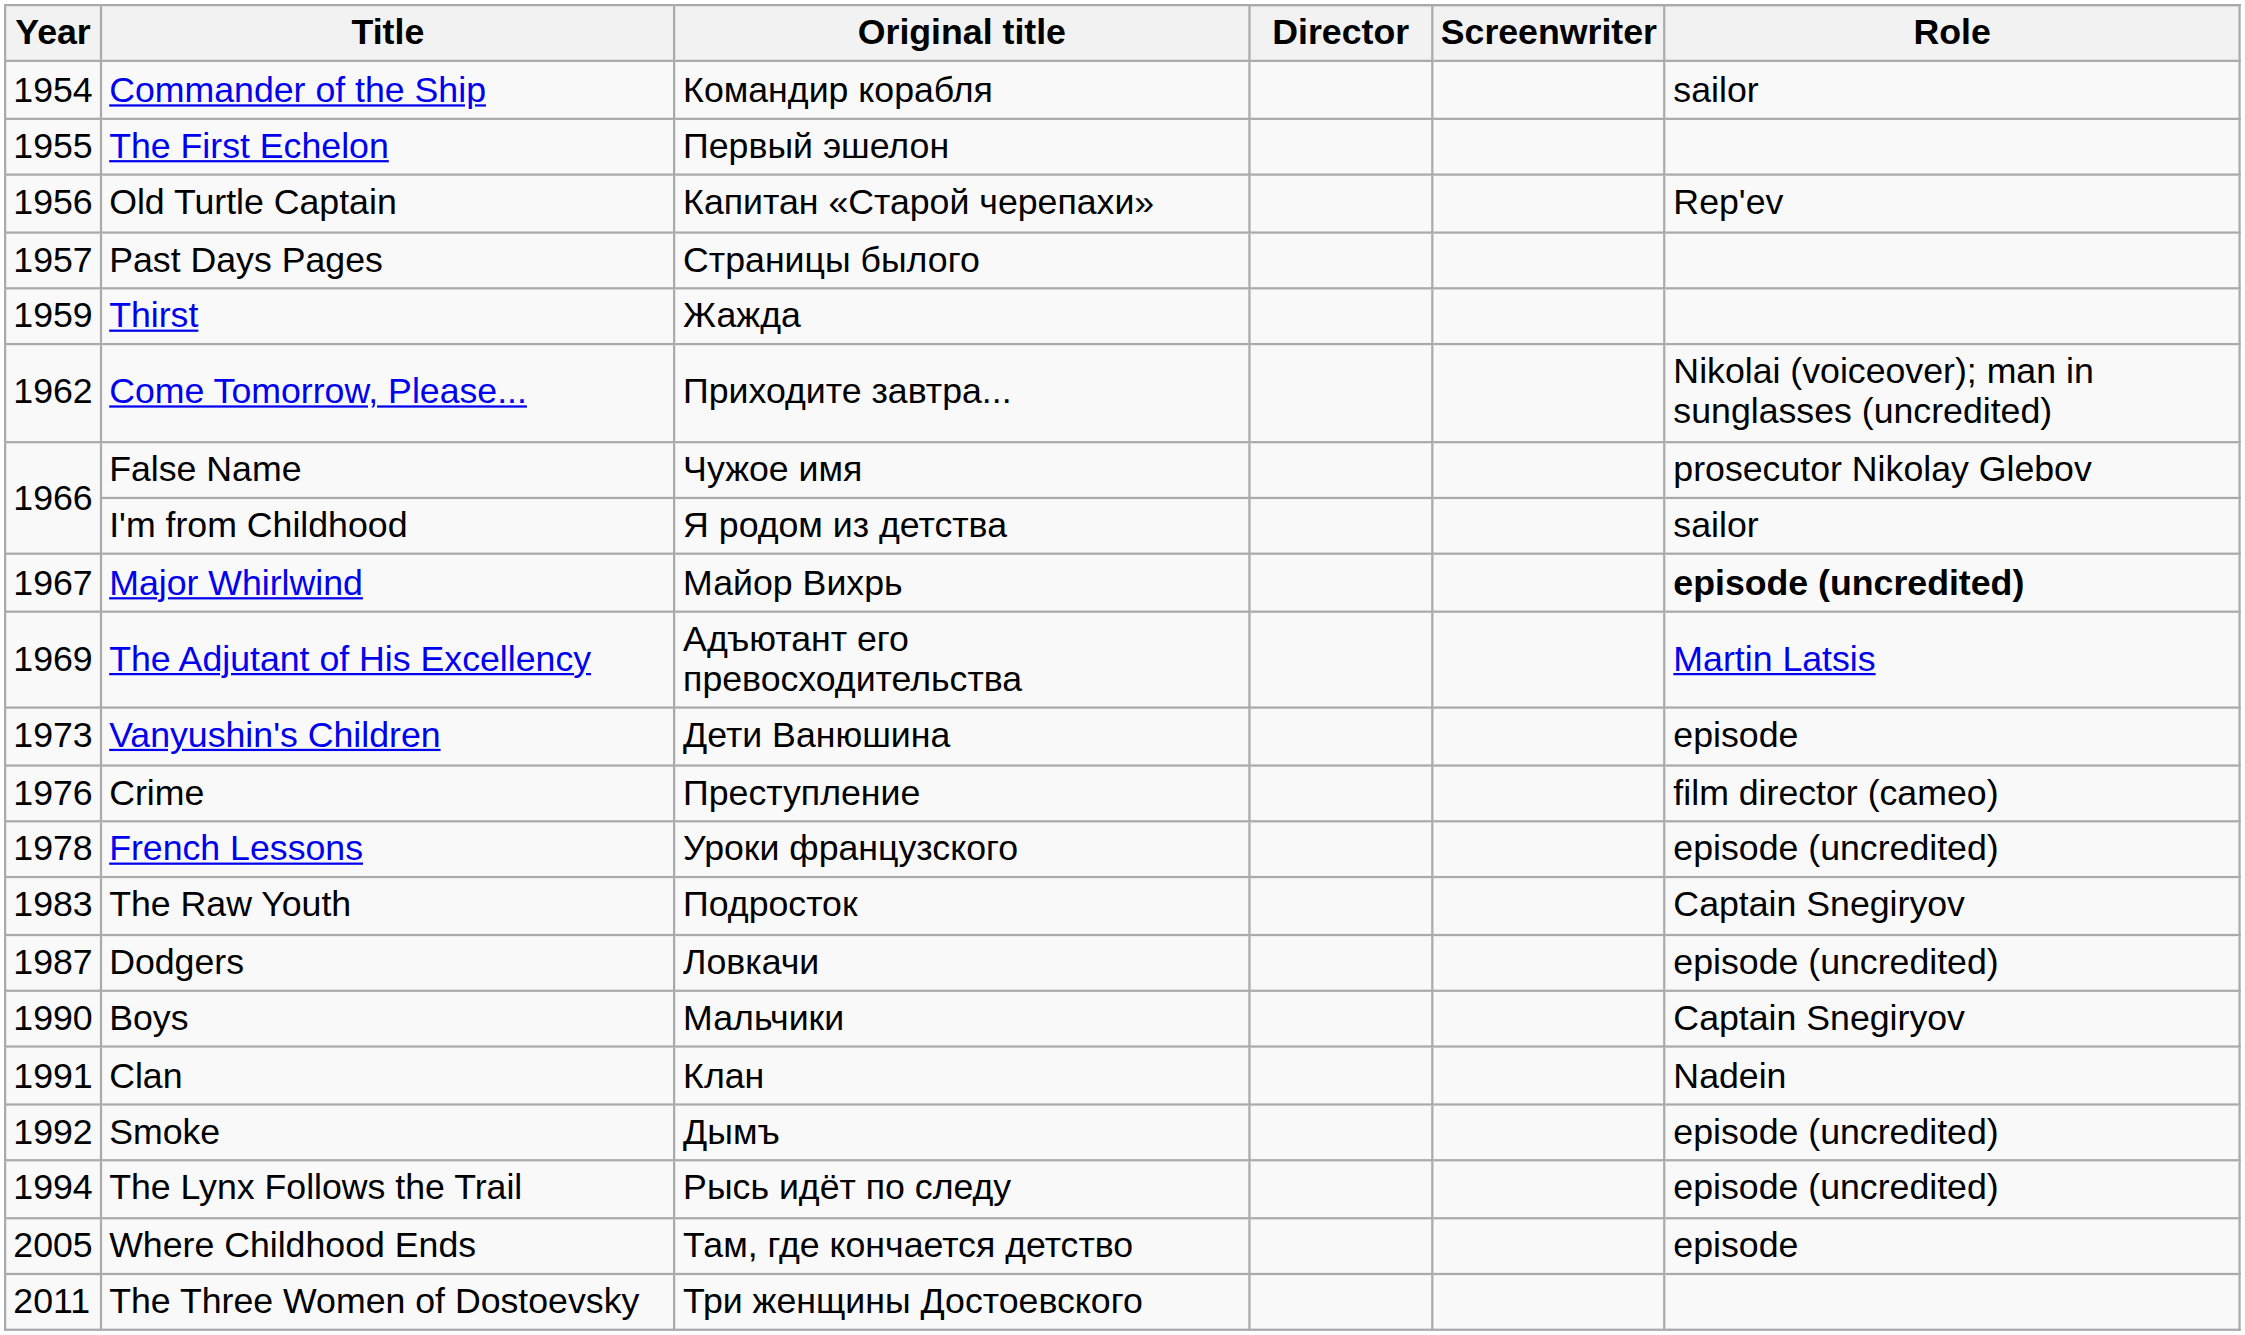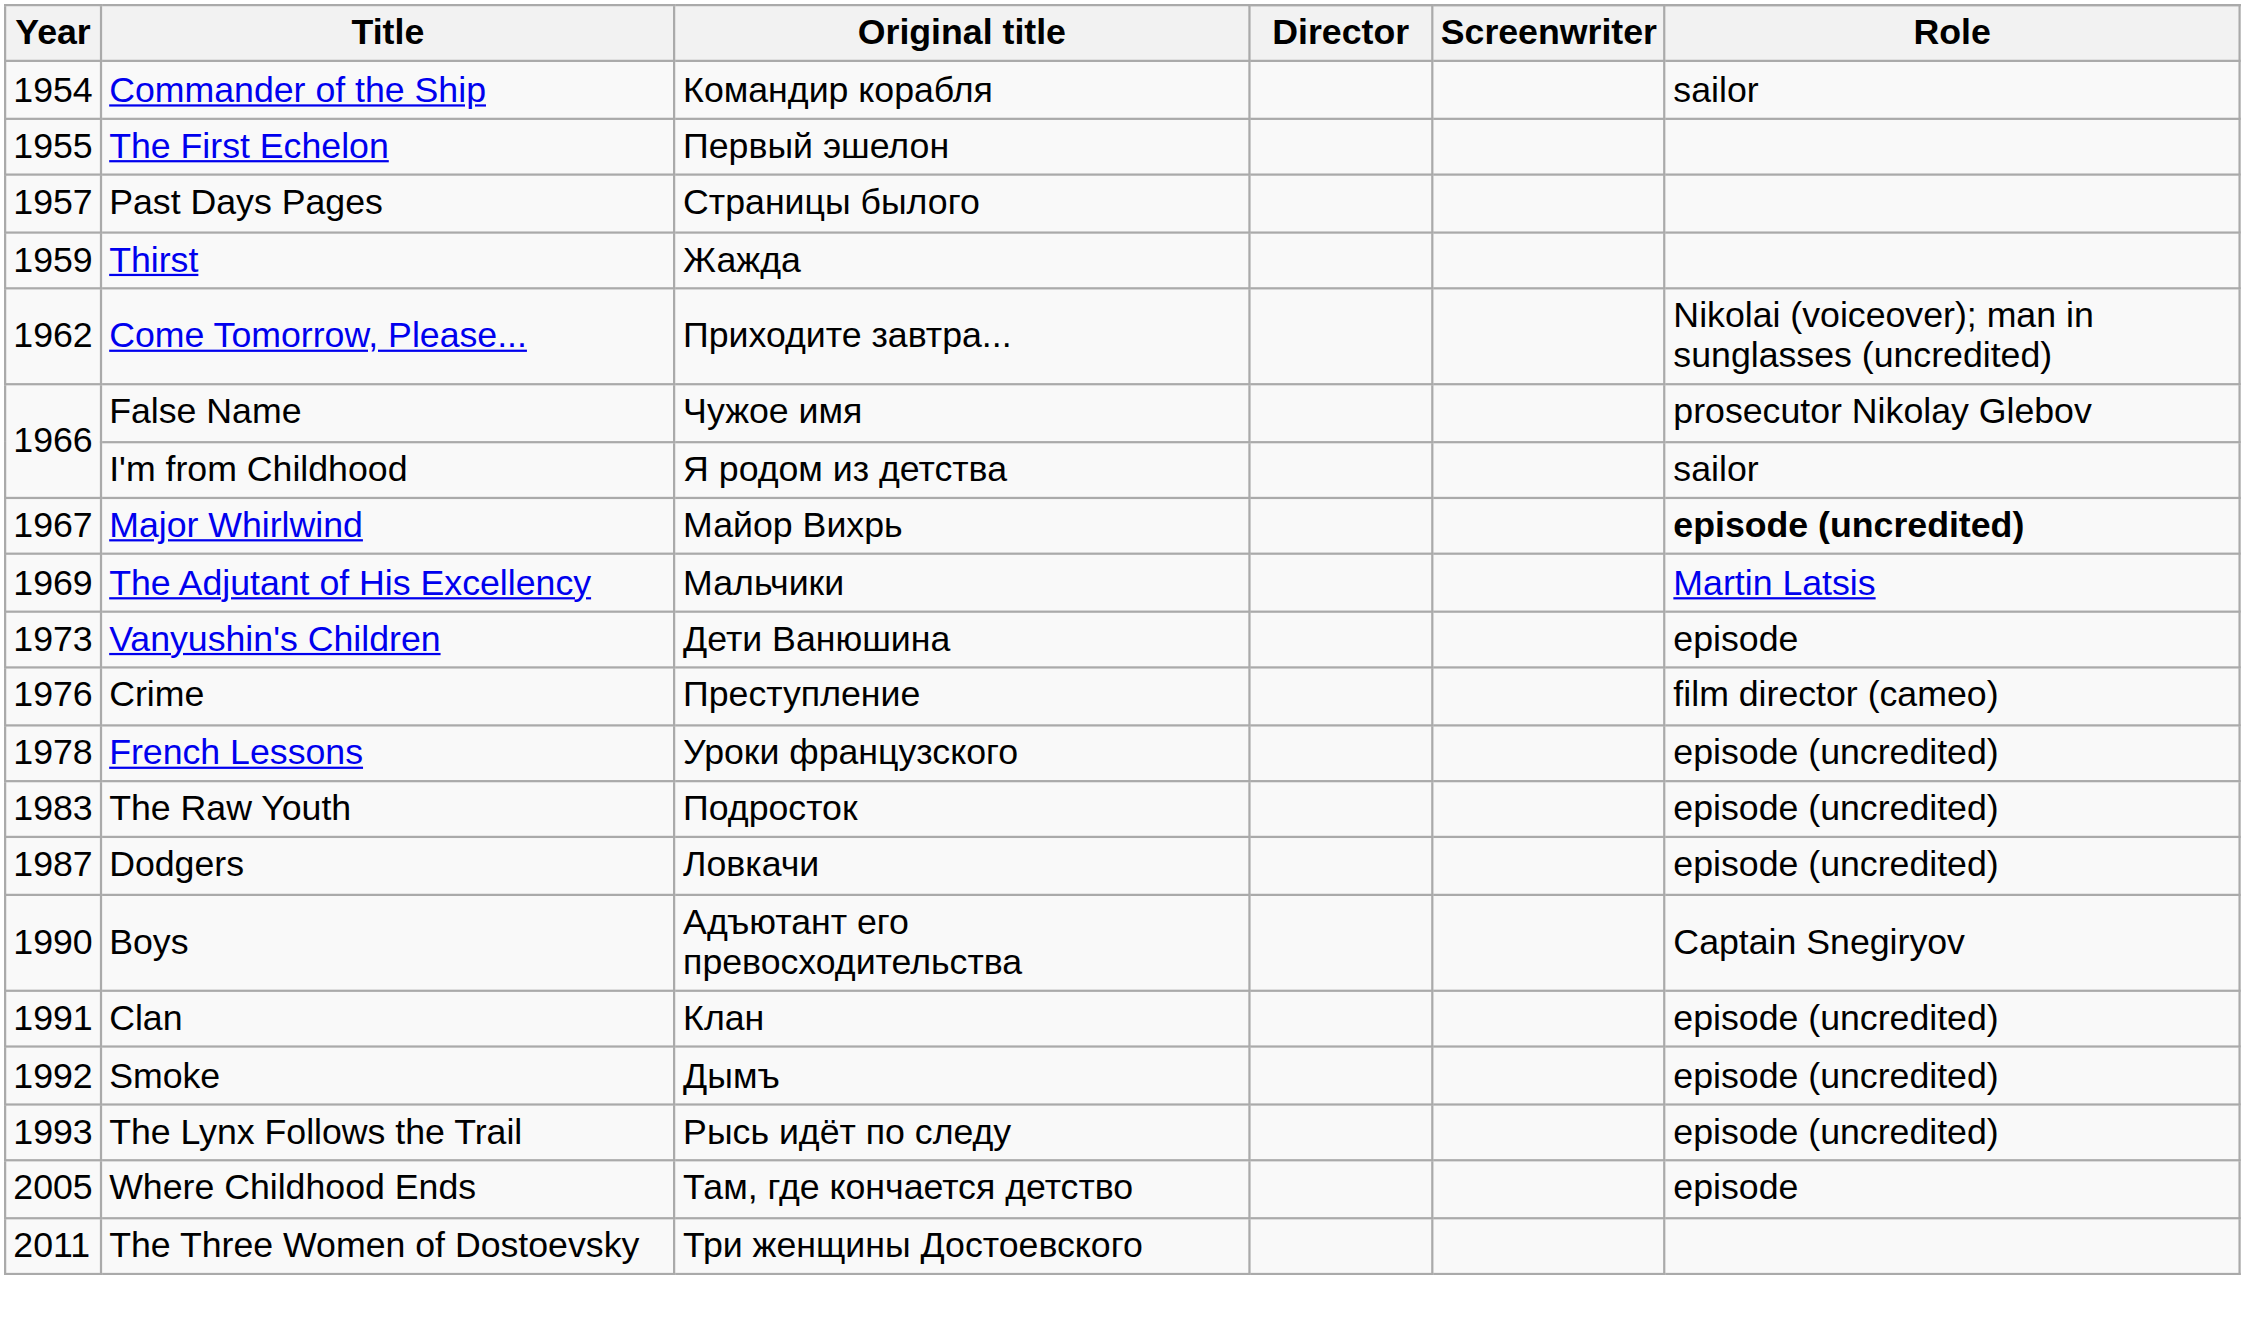- row: (253, 202)
(853, 658) Адъютант его превосходительства -> (764, 582) Мальчики
(1819, 905) Captain Snegiryov -> (1836, 808) episode (uncredited)
(764, 1018) Мальчики -> (853, 941) Адъютант его превосходительства
(1730, 1075) Nadein -> (1836, 1018) episode (uncredited)
(53, 1188) 1994 -> (53, 1131) 1993
